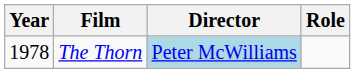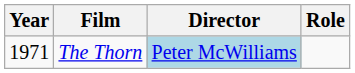(29, 52) 1978 -> (29, 52) 1971
